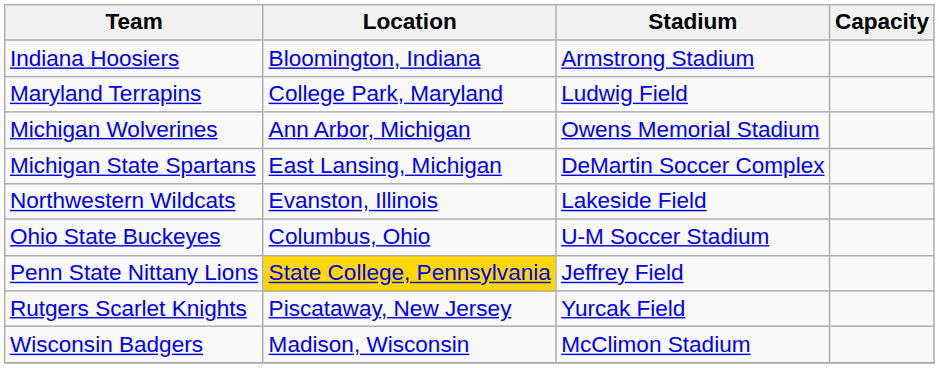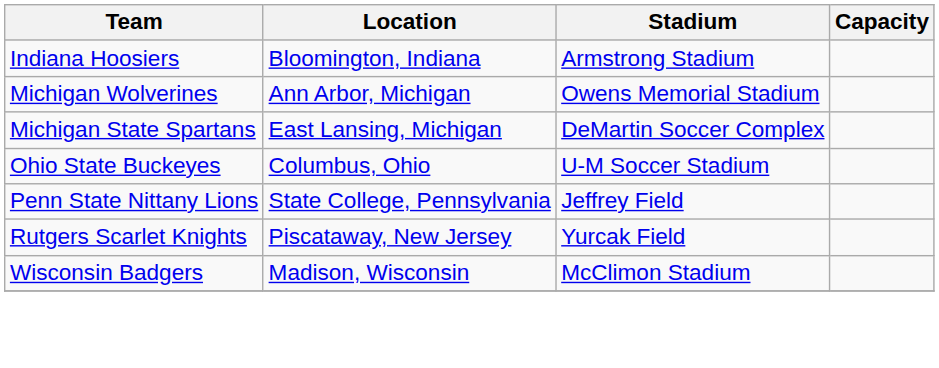- row: (106, 93)
- row: (123, 201)
(410, 272) gold background -> (410, 201) no background
